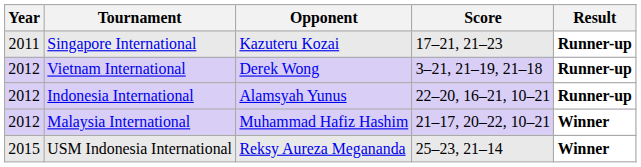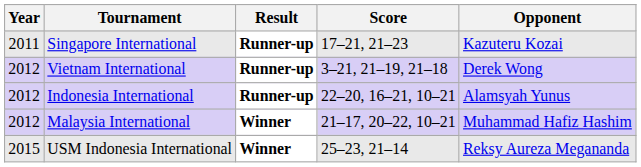columns swapped: (324, 17) <-> (595, 17)
